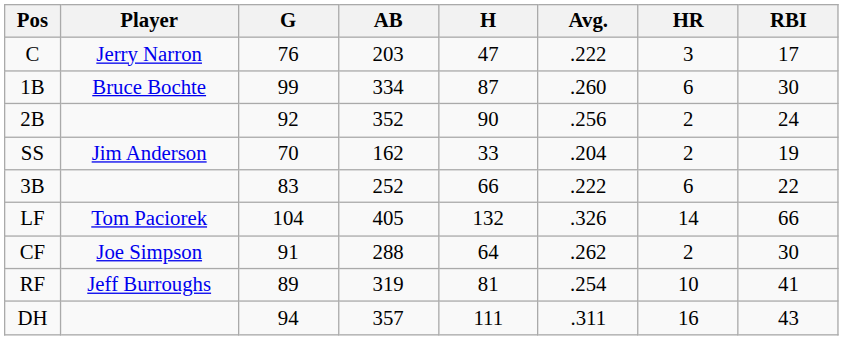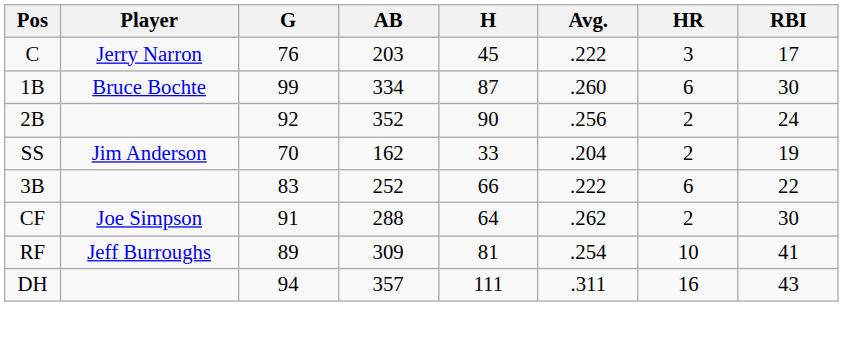(488, 53) 47 -> (488, 53) 45
- row: (32, 218)
(388, 284) 319 -> (388, 251) 309
